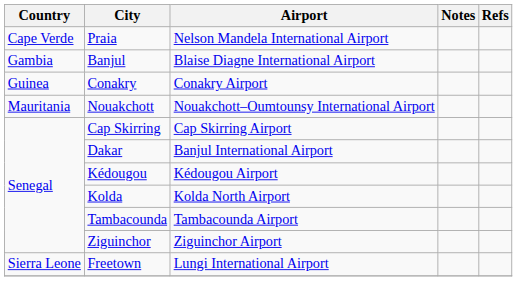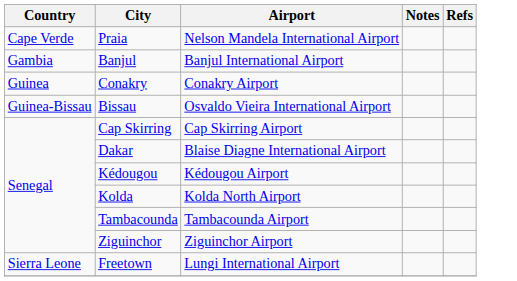(274, 60) Blaise Diagne International Airport -> (264, 60) Banjul International Airport
+ row: (117, 106)
- row: (121, 106)
(253, 151) Banjul International Airport -> (285, 151) Blaise Diagne International Airport
